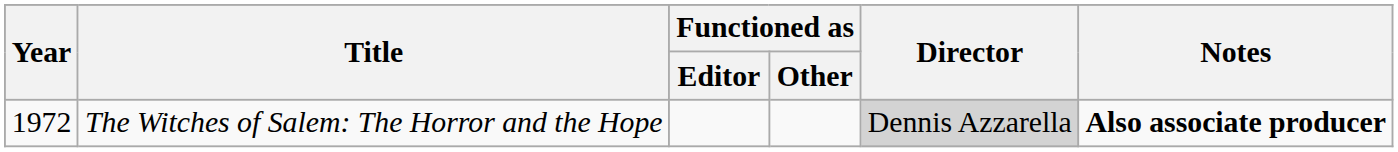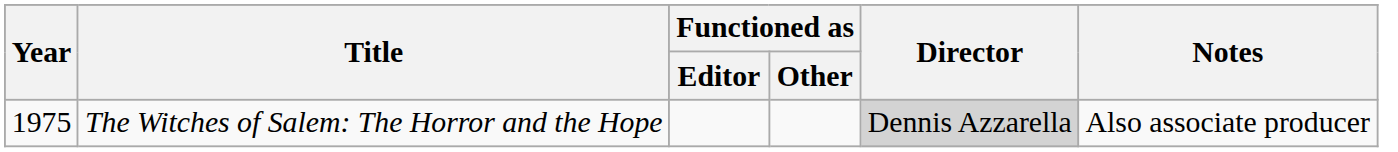(42, 122) 1972 -> (42, 122) 1975
(1236, 122) bold -> (1228, 122) normal
